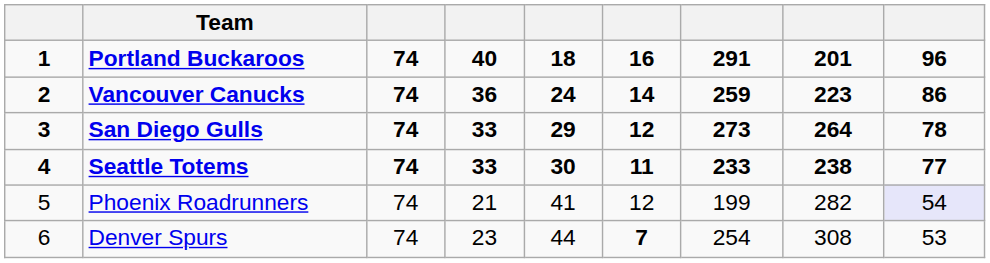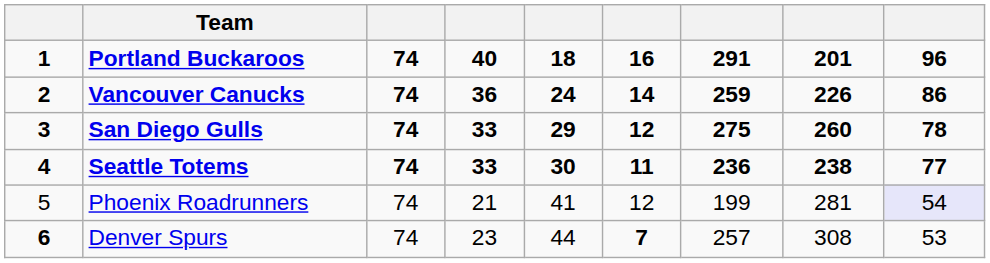(833, 94) 223 -> (833, 94) 226
(732, 130) 273 -> (732, 130) 275
(833, 130) 264 -> (833, 130) 260
(732, 166) 233 -> (732, 166) 236
(833, 202) 282 -> (833, 202) 281
(44, 238) normal -> (44, 238) bold
(732, 238) 254 -> (732, 238) 257
